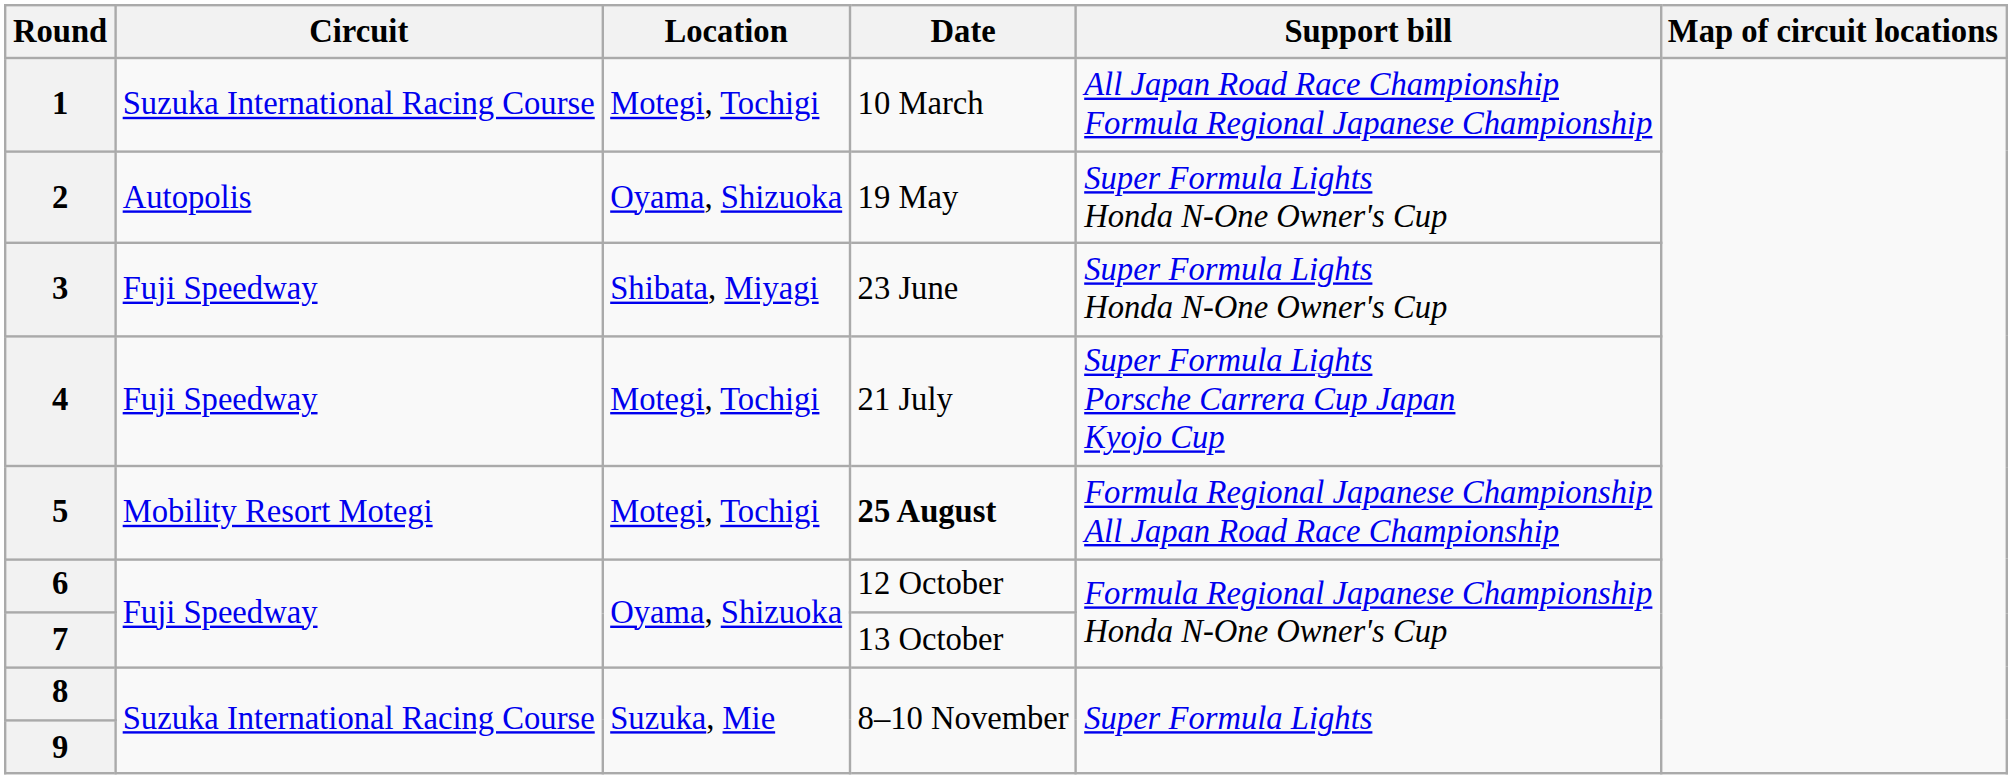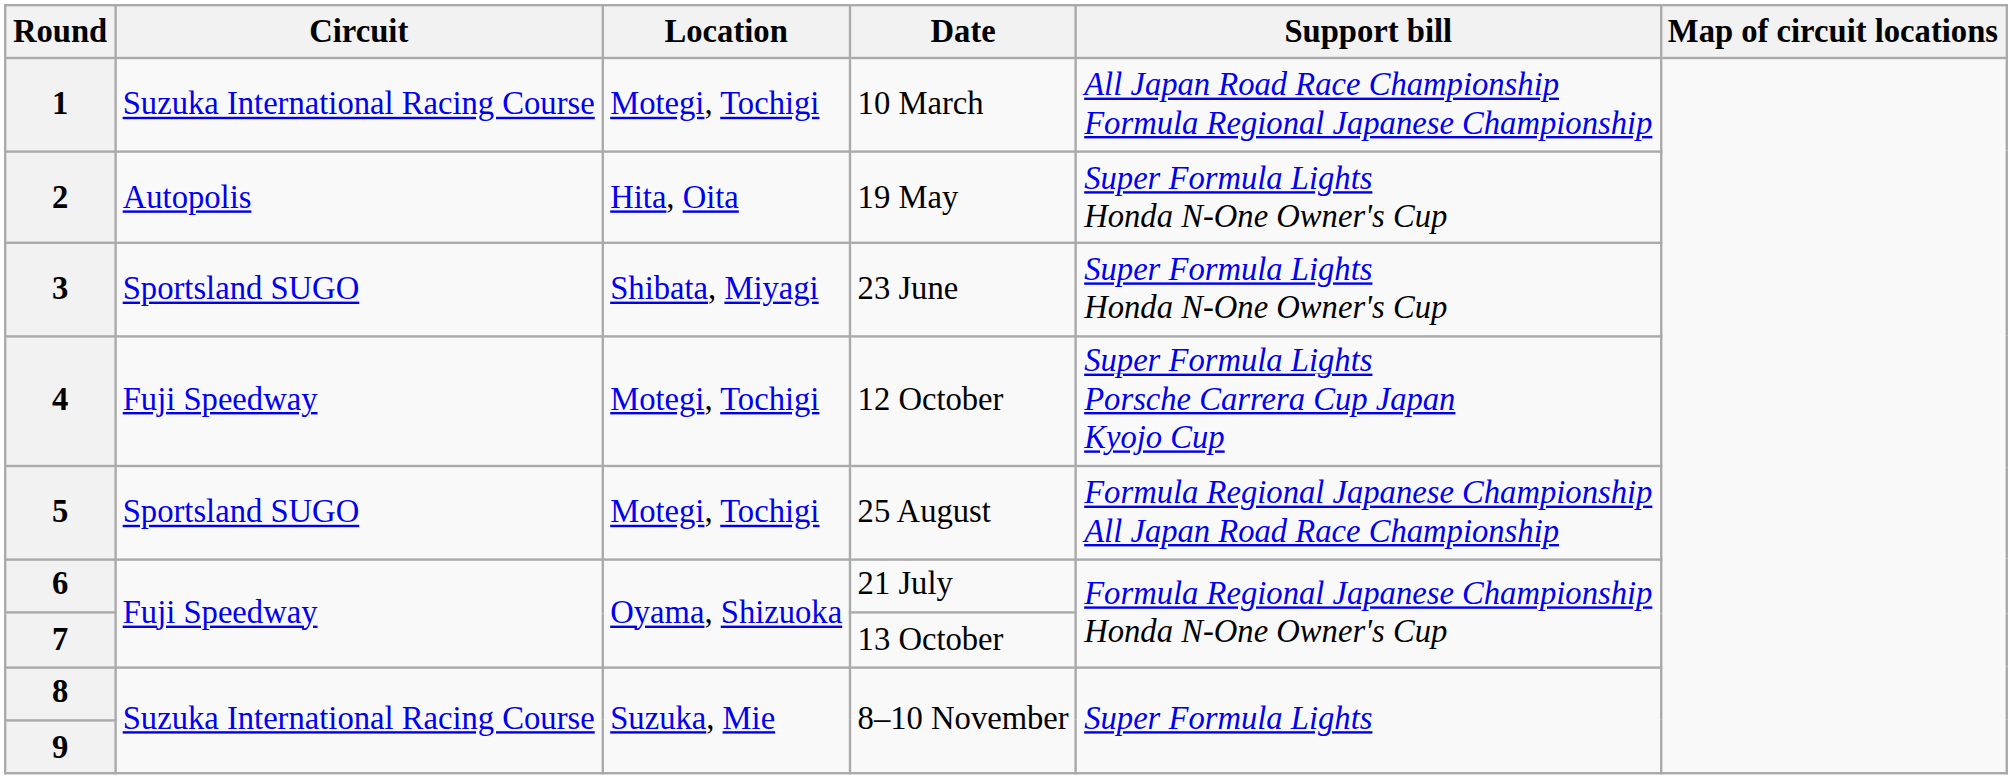(726, 196) Oyama, Shizuoka -> (675, 196) Hita, Oita
(220, 288) Fuji Speedway -> (241, 288) Sportsland SUGO
(905, 400) 21 July -> (931, 400) 12 October
(278, 511) Mobility Resort Motegi -> (241, 511) Sportsland SUGO
(927, 511) bold -> (924, 511) normal
(931, 584) 12 October -> (905, 584) 21 July
